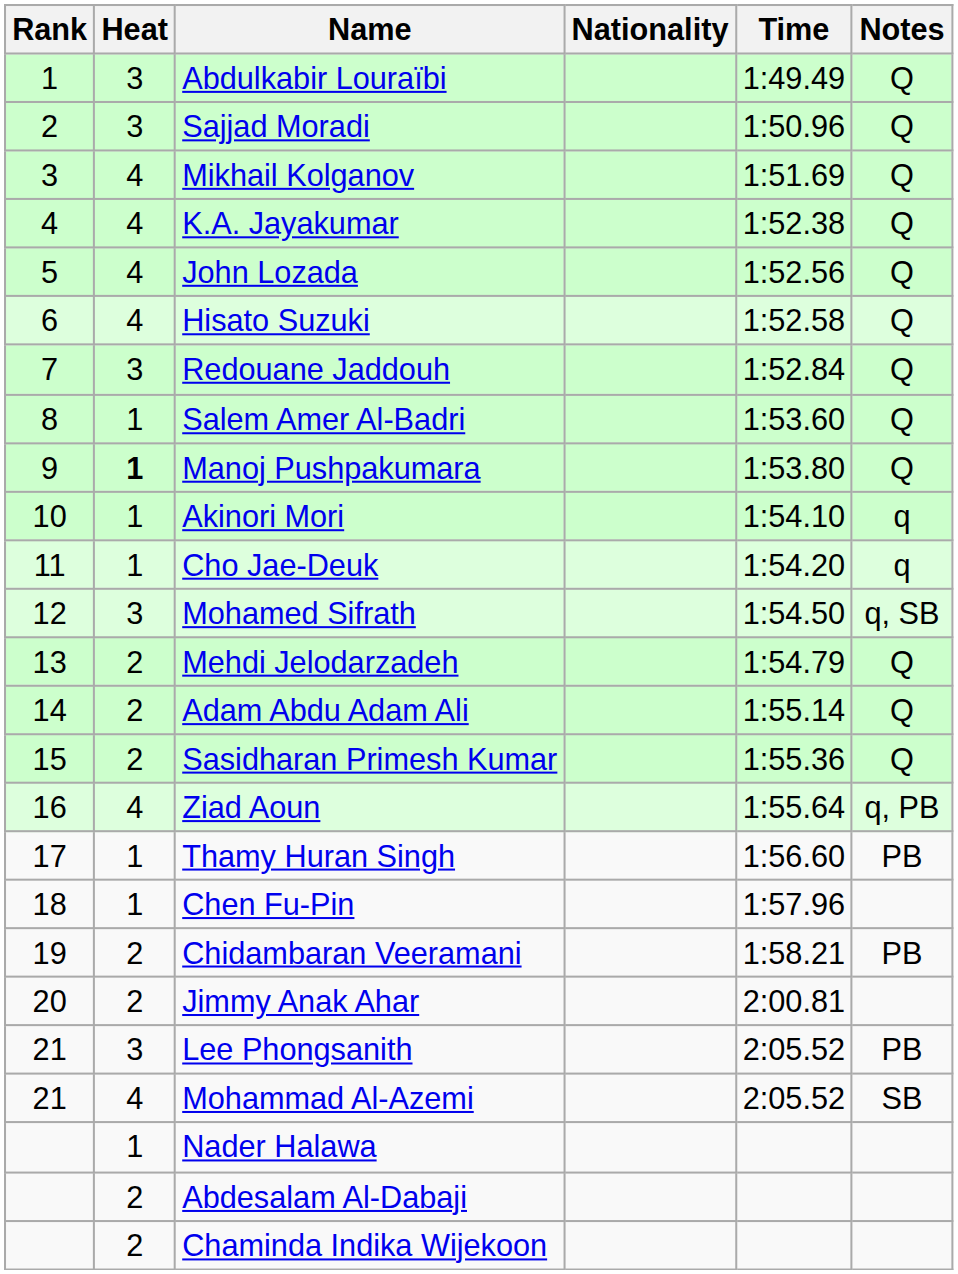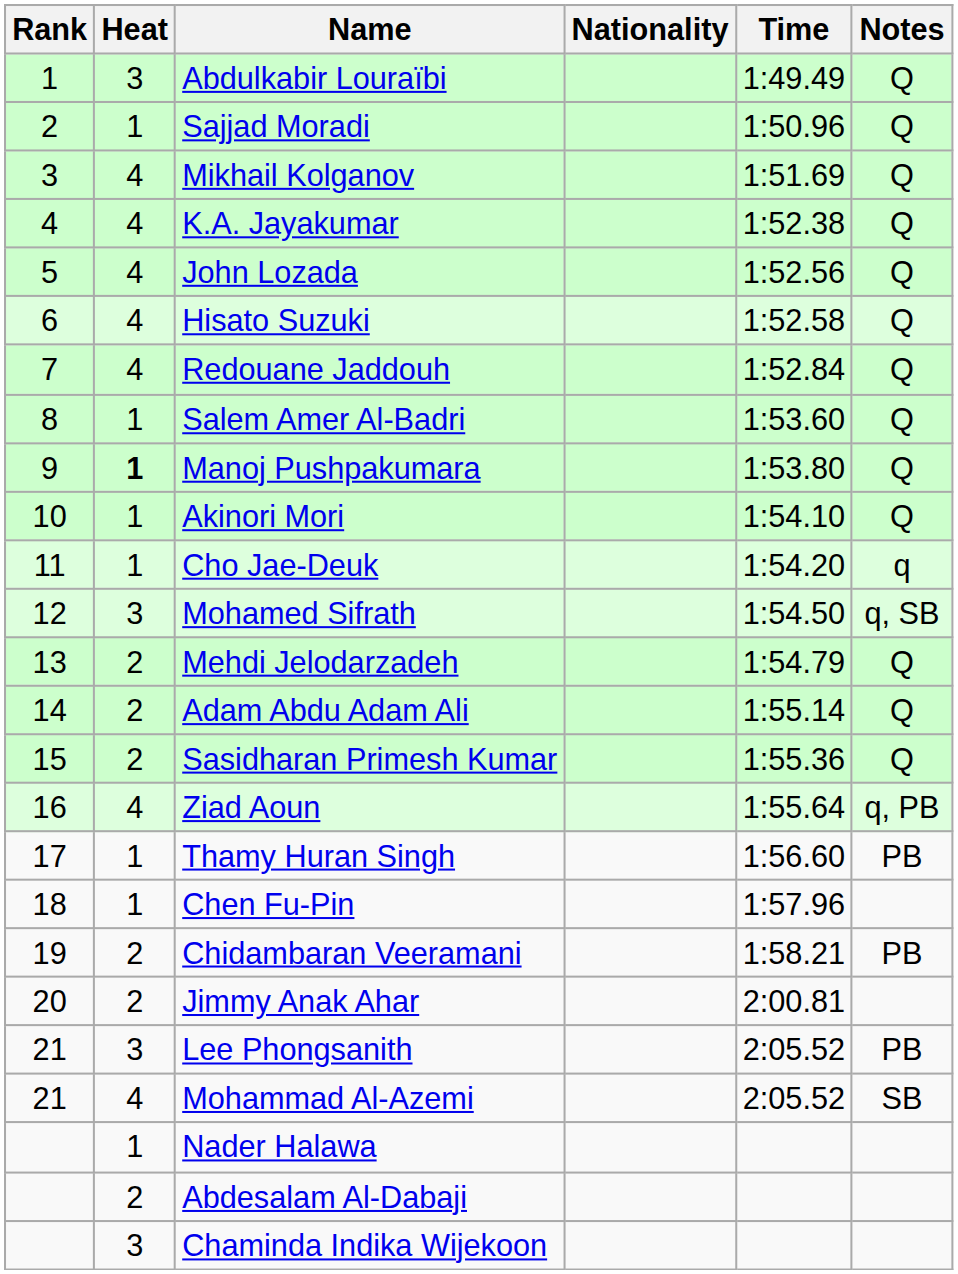(135, 127) 3 -> (135, 127) 1
(135, 370) 3 -> (135, 370) 4
(902, 516) q -> (902, 516) Q
(135, 1245) 2 -> (135, 1245) 3
